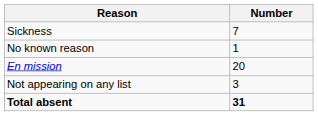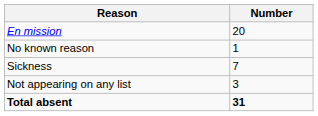rows swapped: (29, 31) <-> (34, 66)
